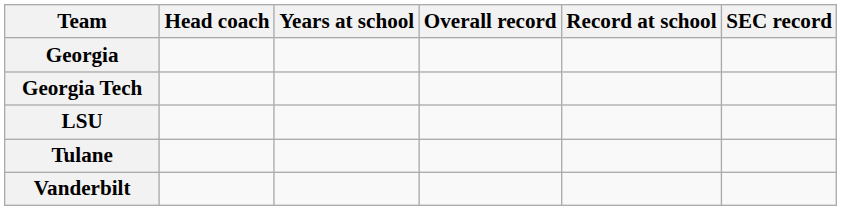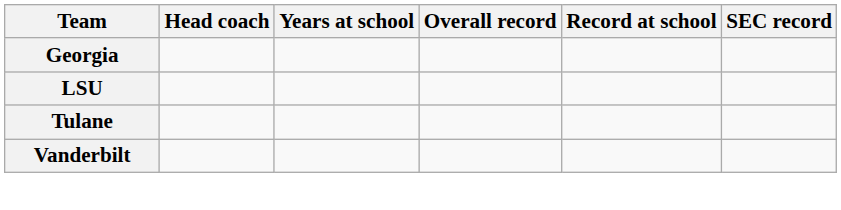- row: (82, 88)
